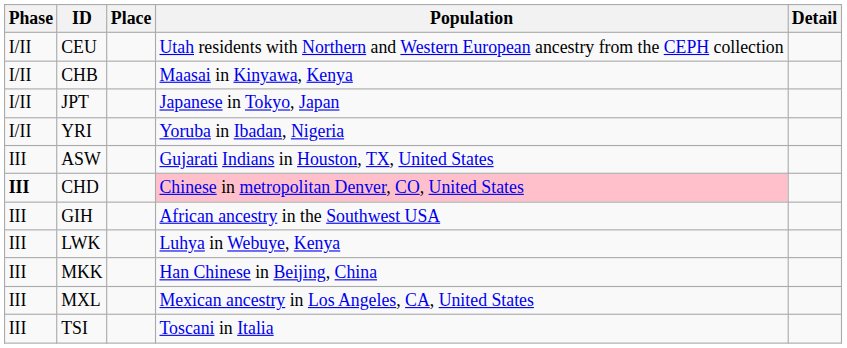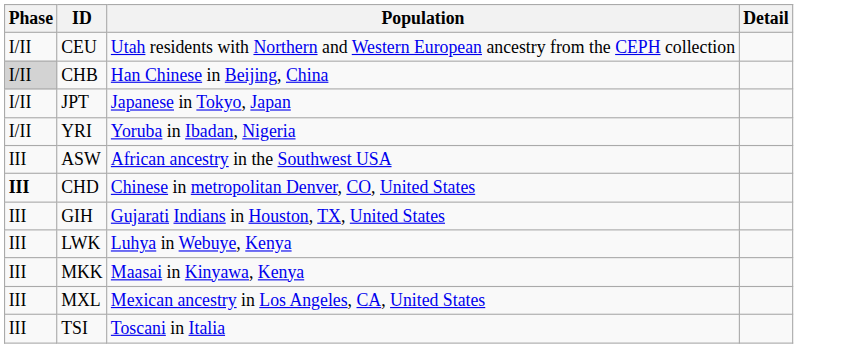- column: (131, 18)
(20, 74) no background -> (20, 74) lightgrey background
(256, 74) Maasai in Kinyawa, Kenya -> (220, 74) Han Chinese in Beijing, China
(327, 159) Gujarati Indians in Houston, TX, United States -> (251, 159) African ancestry in the Southwest USA
(342, 187) pink background -> (293, 187) no background
(300, 215) African ancestry in the Southwest USA -> (278, 215) Gujarati Indians in Houston, TX, United States
(268, 272) Han Chinese in Beijing, China -> (208, 272) Maasai in Kinyawa, Kenya
